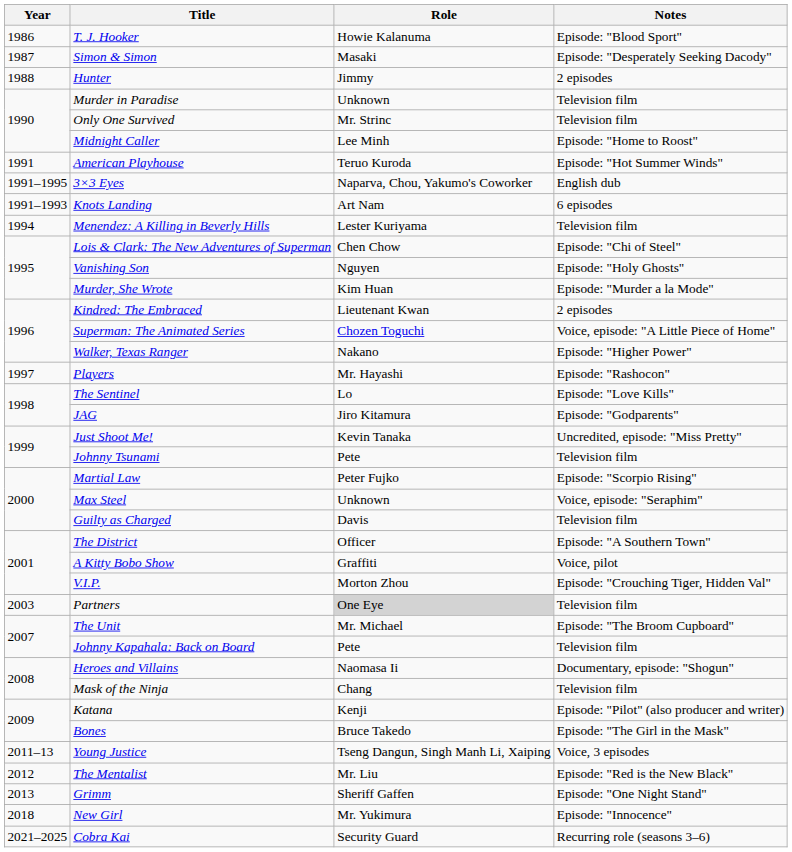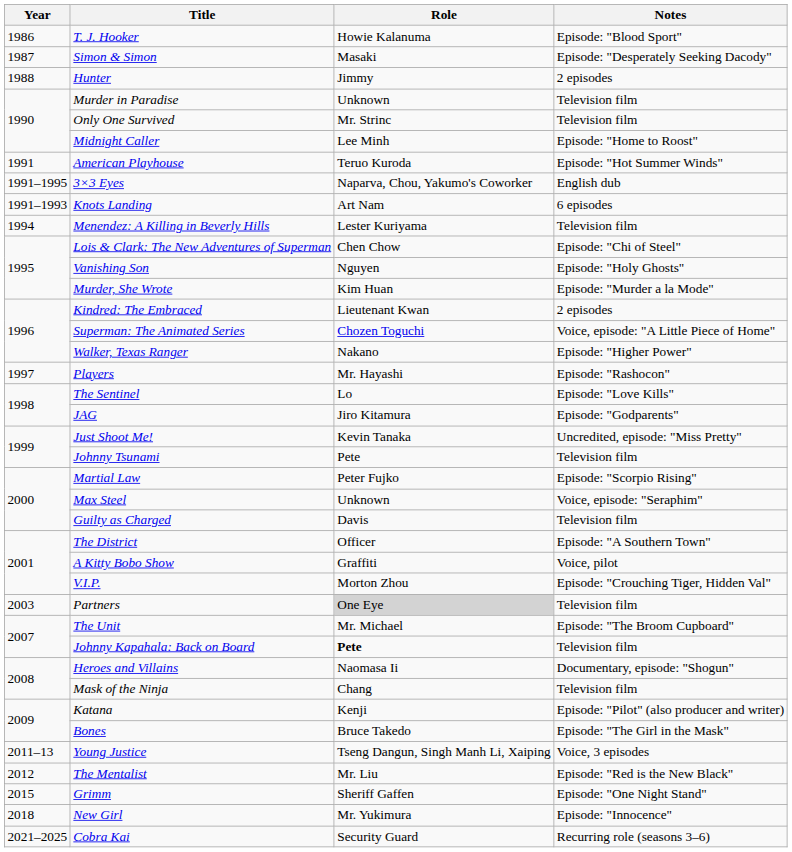(349, 646) normal -> (349, 646) bold
(21, 794) 2013 -> (21, 794) 2015
